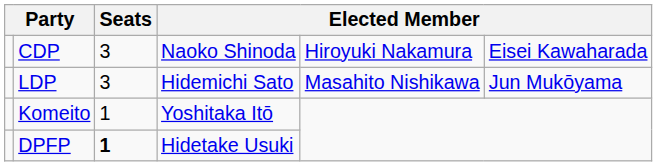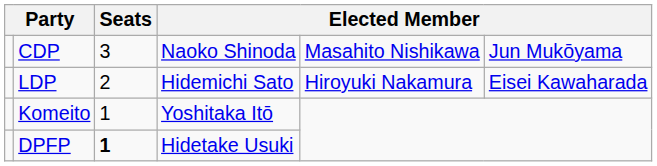(388, 51) Hiroyuki Nakamura -> (392, 51) Masahito Nishikawa
(568, 51) Eisei Kawaharada -> (556, 51) Jun Mukōyama
(105, 82) 3 -> (105, 82) 2
(392, 82) Masahito Nishikawa -> (388, 82) Hiroyuki Nakamura
(556, 82) Jun Mukōyama -> (568, 82) Eisei Kawaharada
